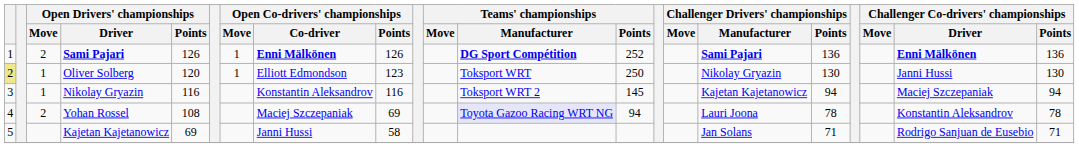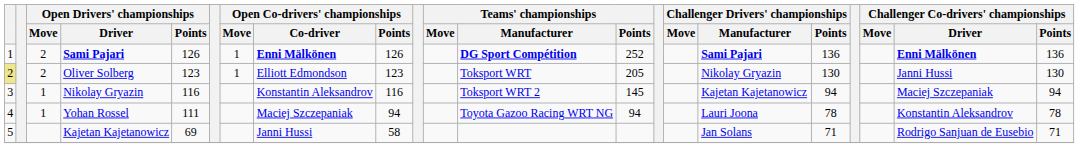(43, 73) 1 -> (43, 73) 2
(191, 73) 120 -> (191, 73) 123
(635, 73) 250 -> (635, 73) 205
(43, 112) 2 -> (43, 112) 1
(191, 112) 108 -> (191, 112) 111
(394, 112) 69 -> (394, 112) 94
(537, 112) lavender background -> (537, 112) no background
